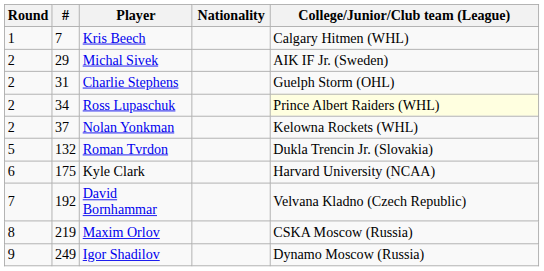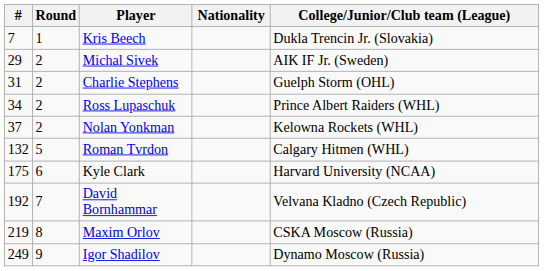columns swapped: (28, 15) <-> (66, 15)
(341, 37) Calgary Hitmen (WHL) -> (353, 37) Dukla Trencin Jr. (Slovakia)
(356, 104) lightyellow background -> (356, 104) no background
(353, 149) Dukla Trencin Jr. (Slovakia) -> (341, 149) Calgary Hitmen (WHL)
